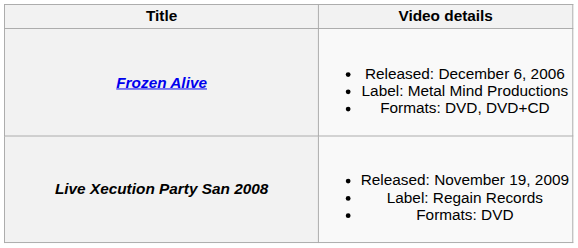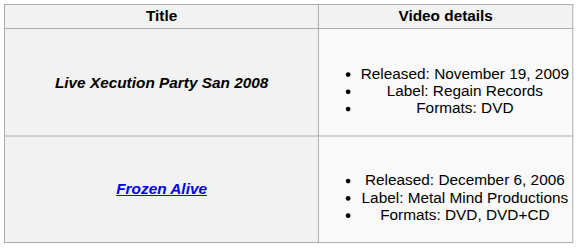rows swapped: (162, 82) <-> (162, 189)
